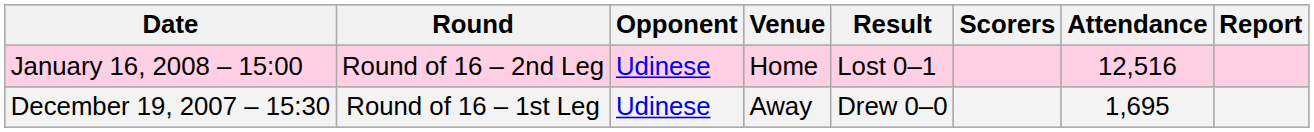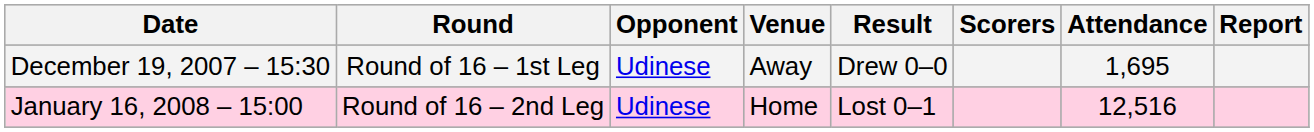rows swapped: (170, 106) <-> (157, 65)
